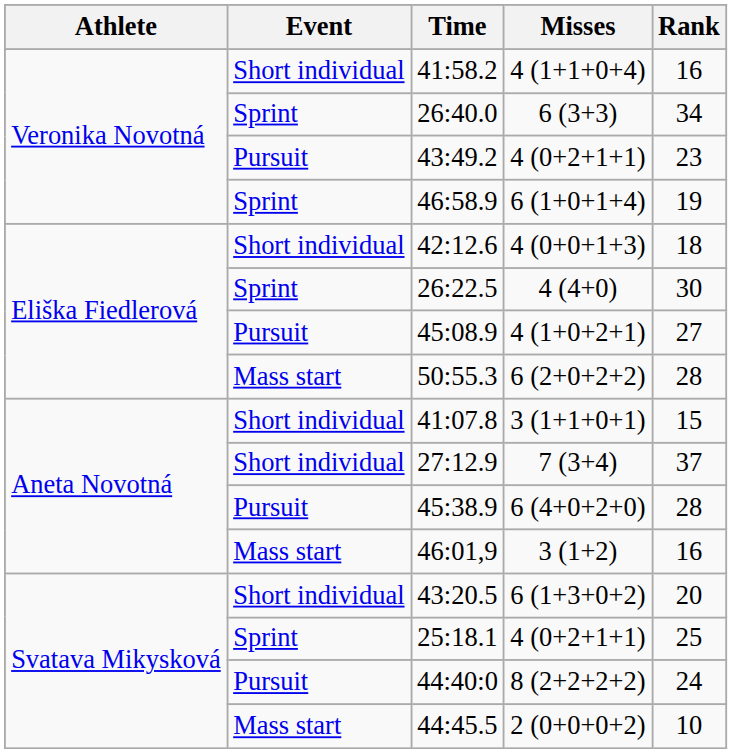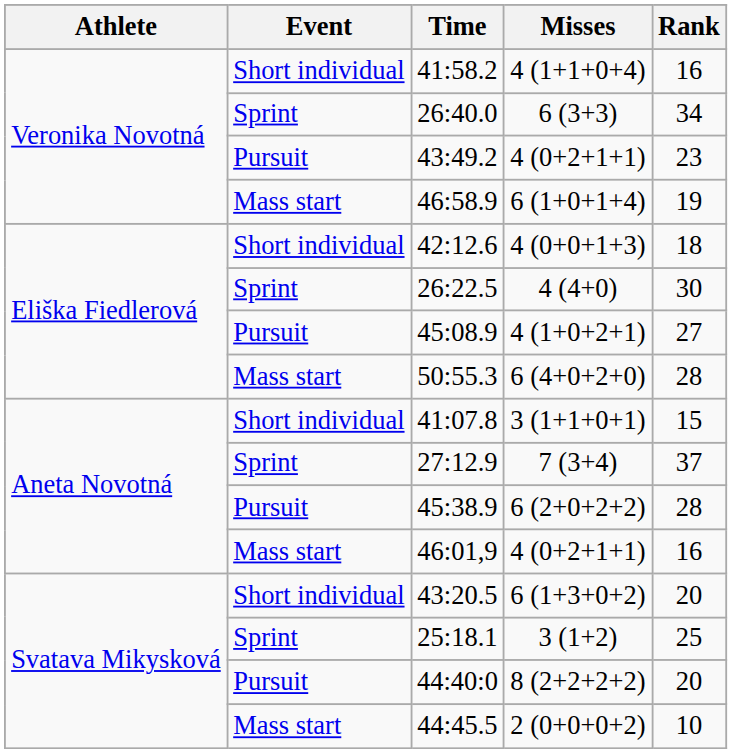(266, 201) Sprint -> (287, 201) Mass start
(578, 376) 6 (2+0+2+2) -> (578, 376) 6 (4+0+2+0)
(319, 463) Short individual -> (266, 463) Sprint
(578, 507) 6 (4+0+2+0) -> (578, 507) 6 (2+0+2+2)
(578, 551) 3 (1+2) -> (578, 551) 4 (0+2+1+1)
(578, 638) 4 (0+2+1+1) -> (578, 638) 3 (1+2)
(689, 682) 24 -> (689, 682) 20
